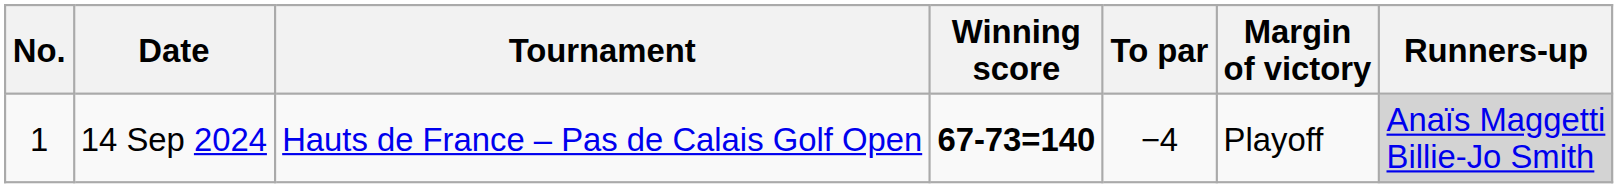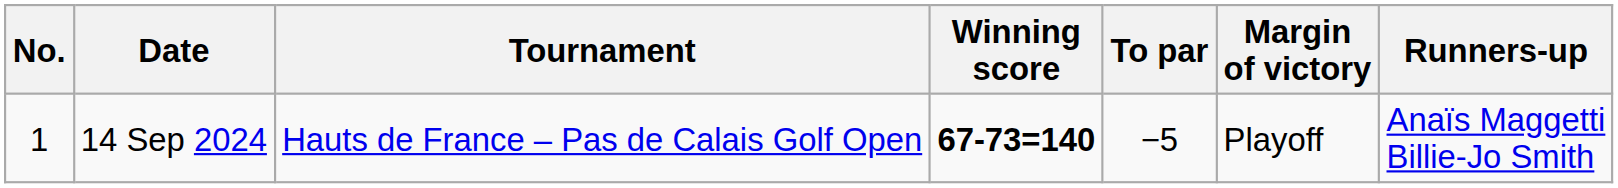(1159, 138) −4 -> (1159, 138) −5
(1496, 138) lightgrey background -> (1496, 138) no background
